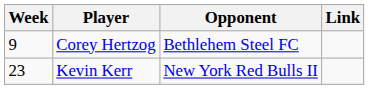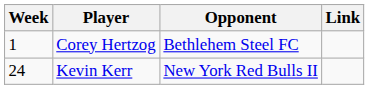(13, 44) 9 -> (13, 44) 1
(17, 71) 23 -> (17, 71) 24
